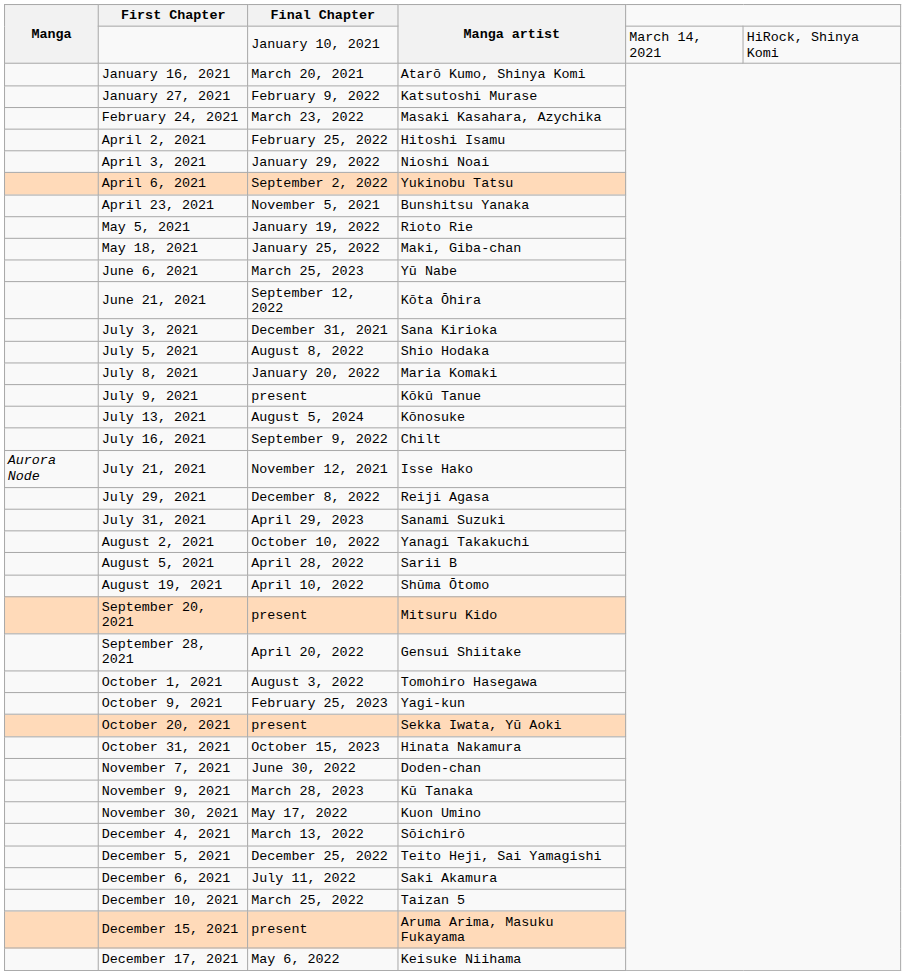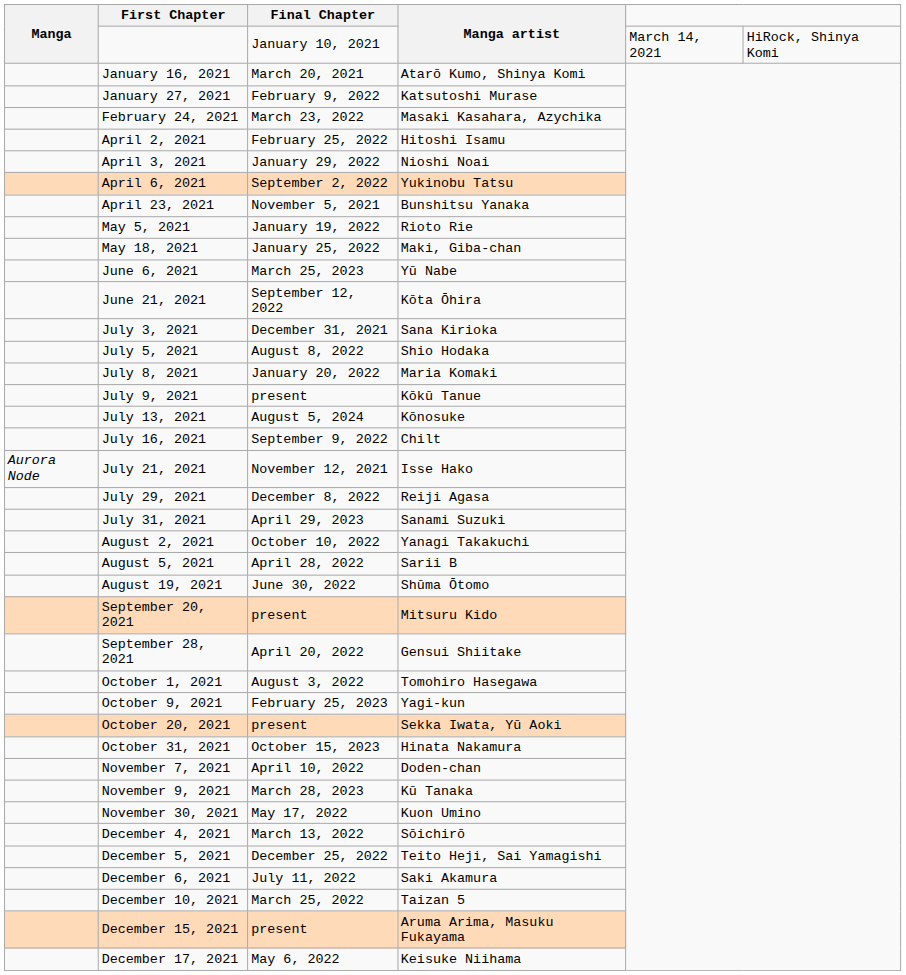(307, 586) April 10, 2022 -> (303, 586) June 30, 2022
(303, 769) June 30, 2022 -> (307, 769) April 10, 2022
